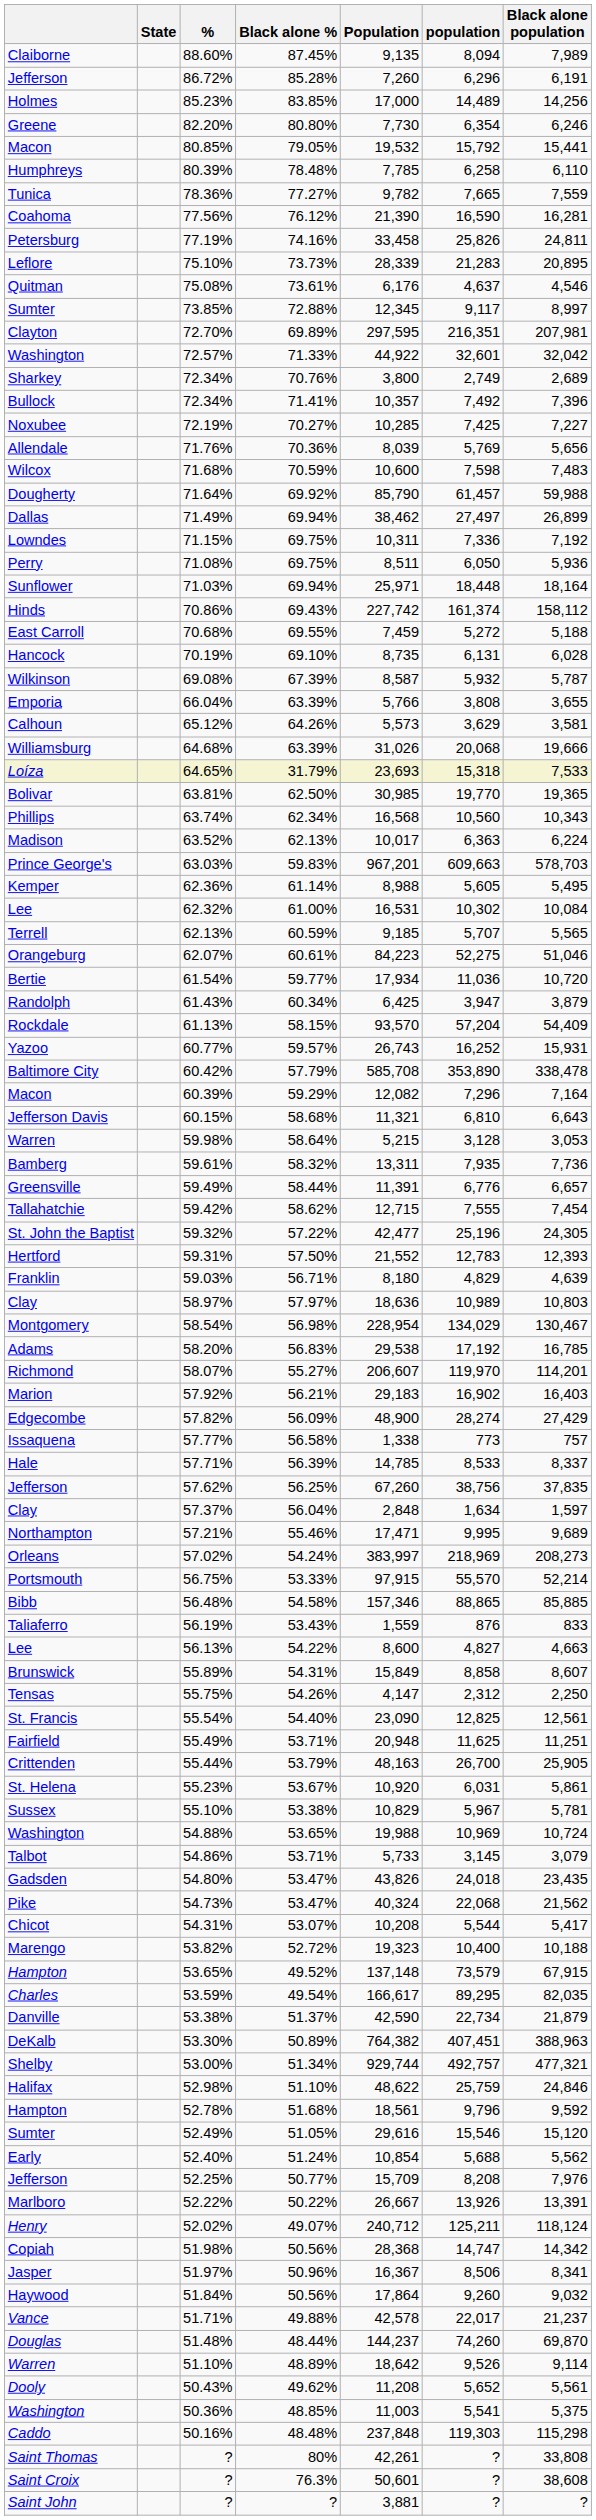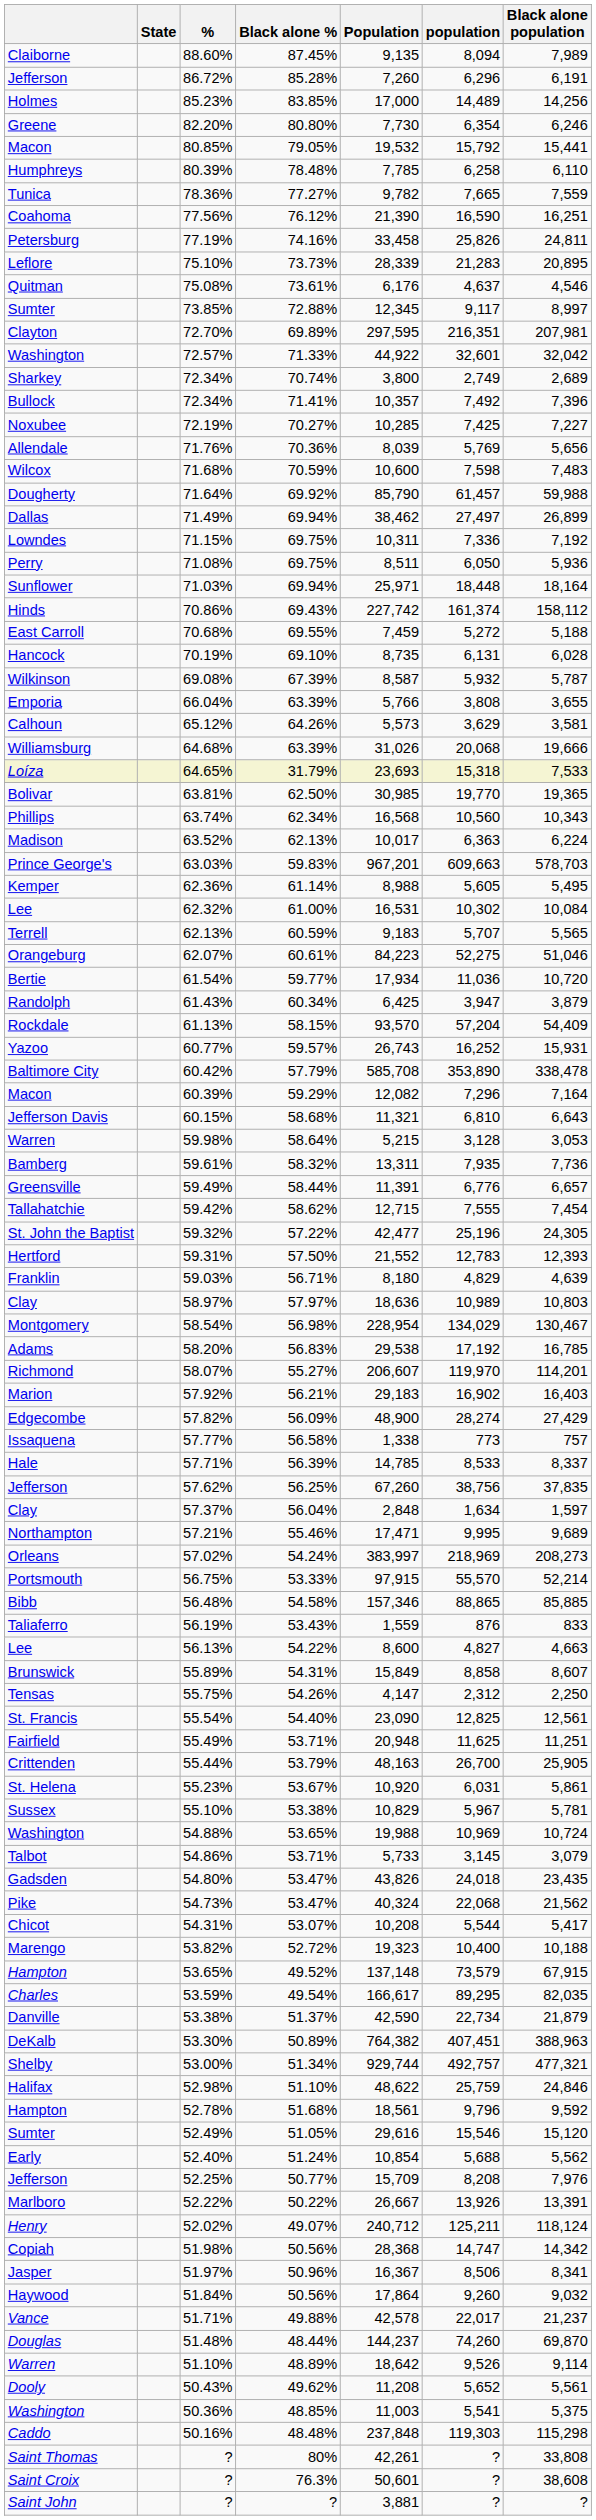(566, 217) 16,281 -> (566, 217) 16,251
(312, 378) 70.76% -> (312, 378) 70.74%
(401, 932) 9,185 -> (401, 932) 9,183
